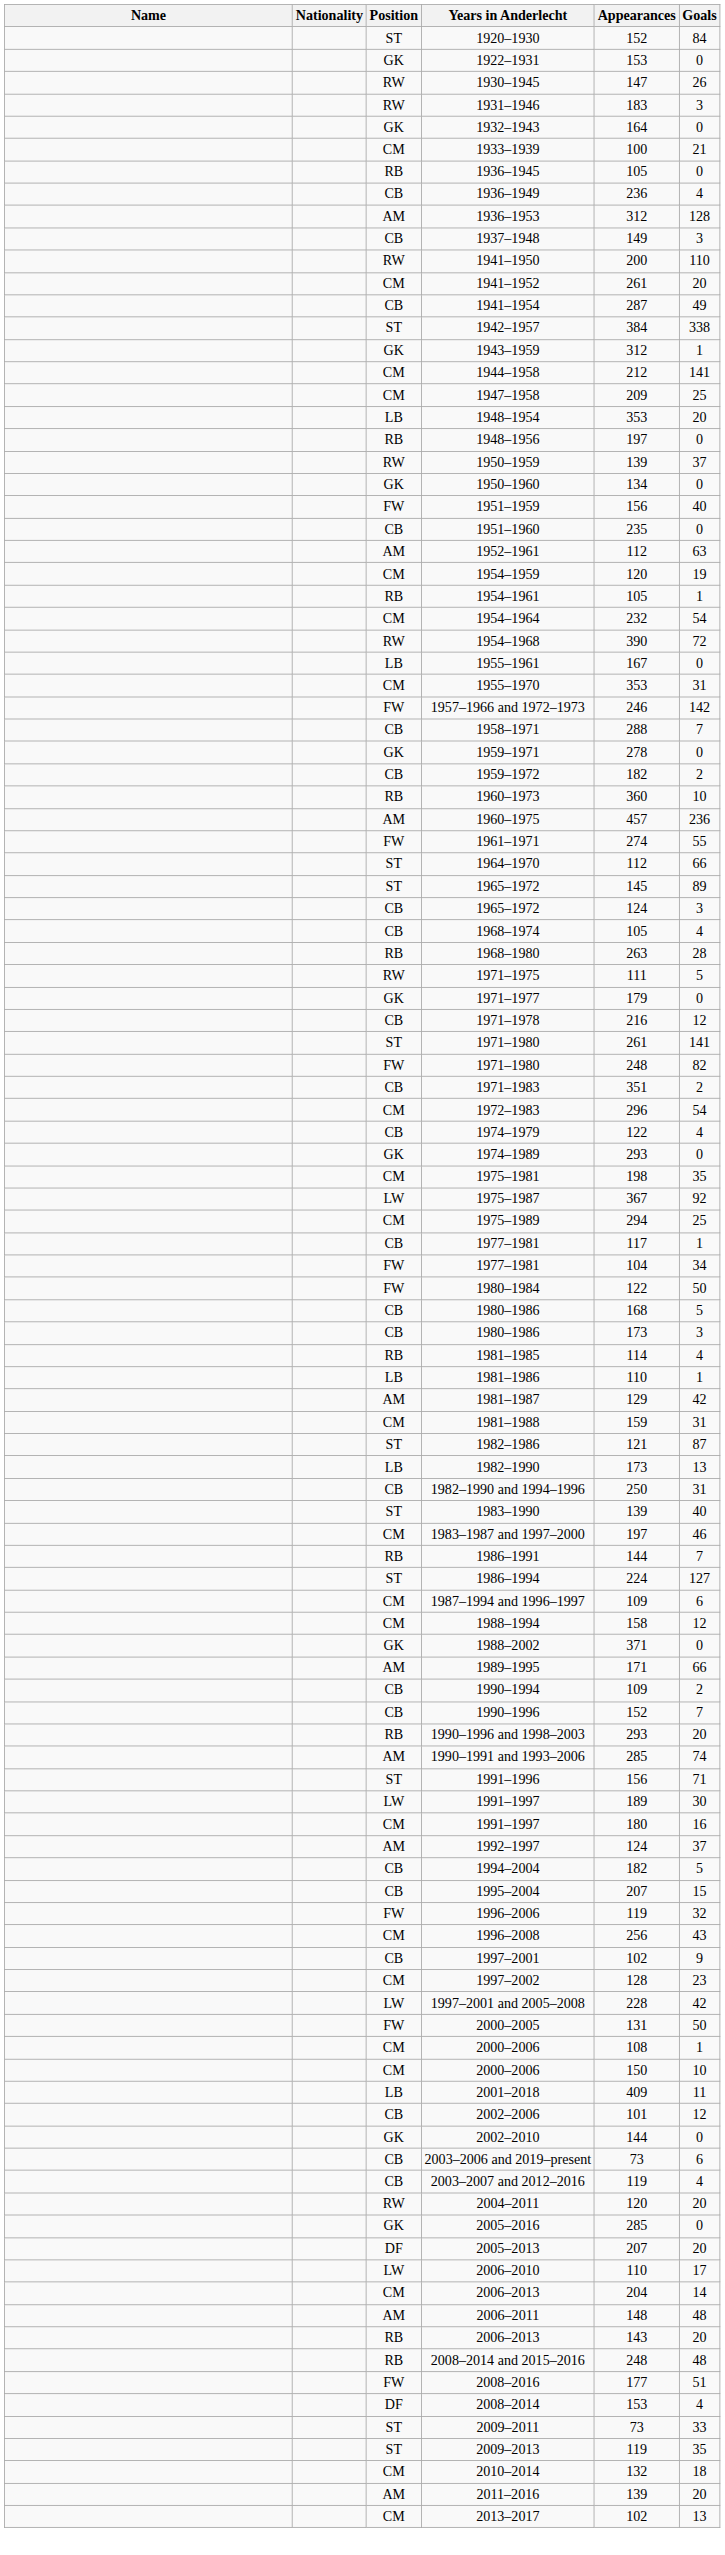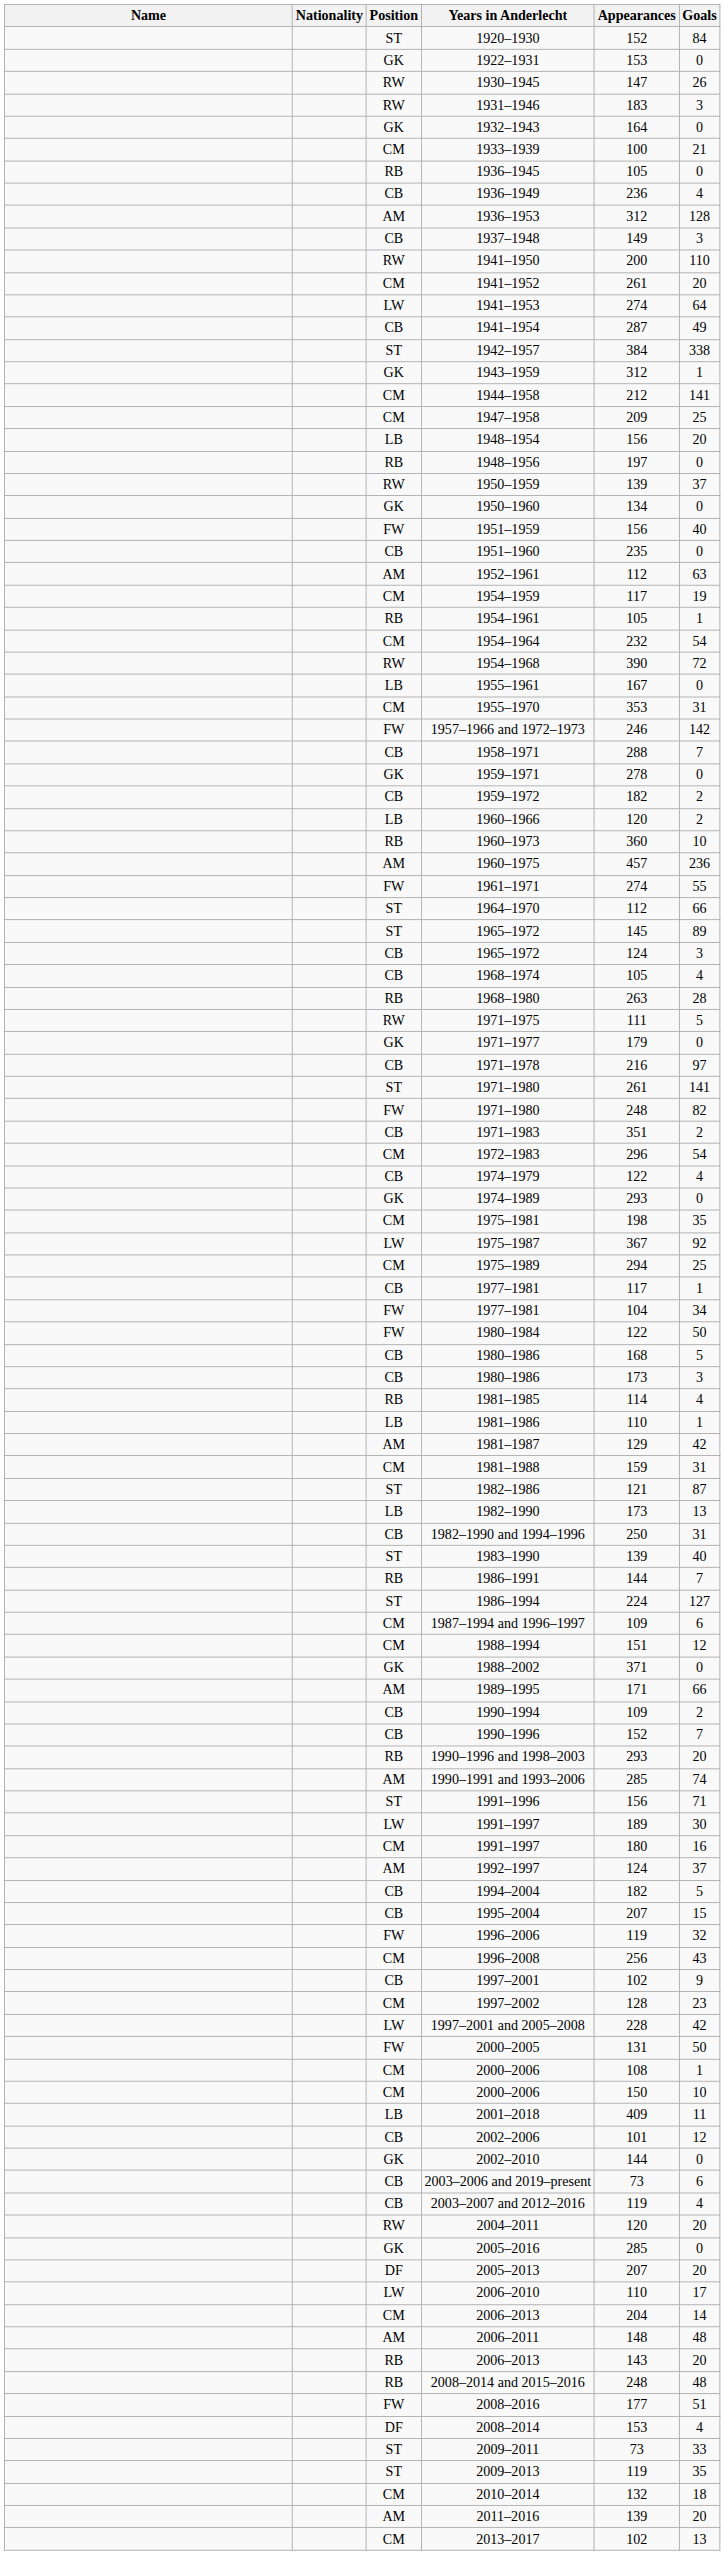+ row: (394, 305)
(637, 417) 353 -> (637, 439) 156
(637, 573) 120 -> (637, 596) 117
+ row: (394, 819)
(700, 1020) 12 -> (700, 1065) 97
- row: (394, 1534)
(637, 1623) 158 -> (637, 1645) 151
